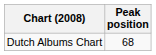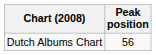(128, 42) 68 -> (128, 42) 56
